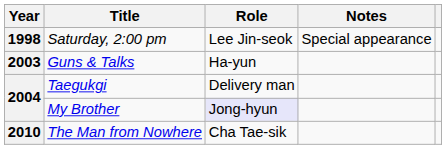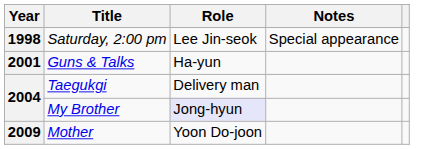(24, 62) 2003 -> (24, 62) 2001
+ row: (70, 132)
- row: (125, 132)
